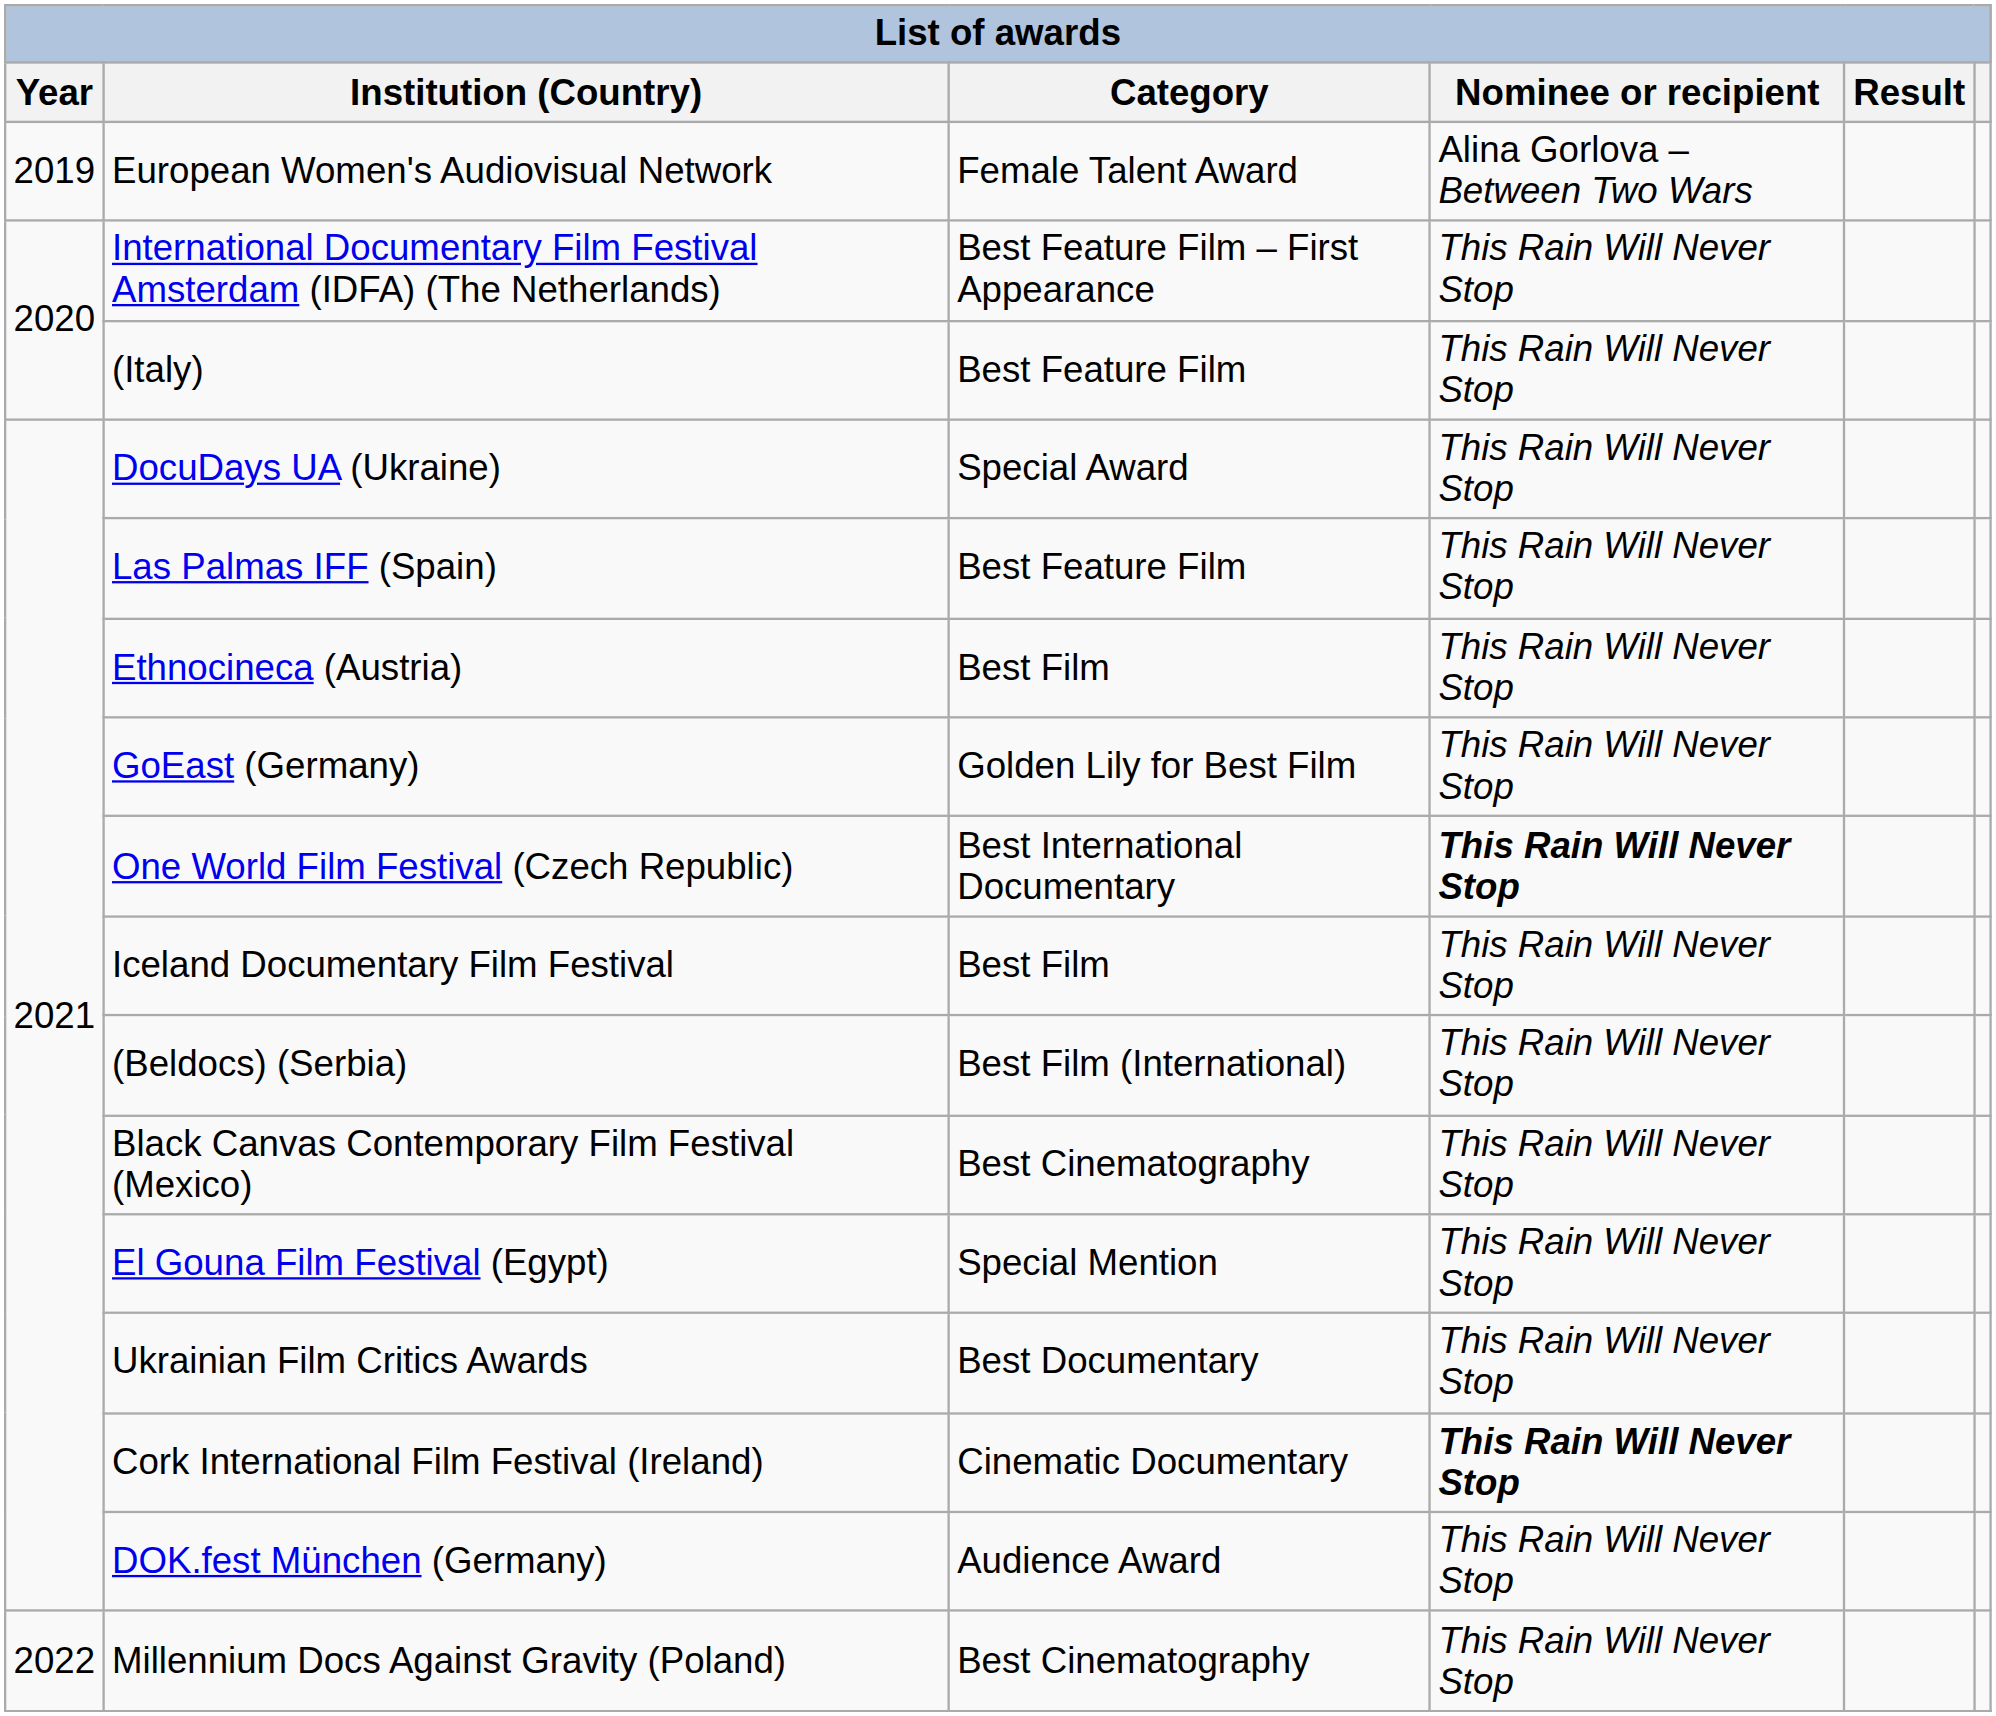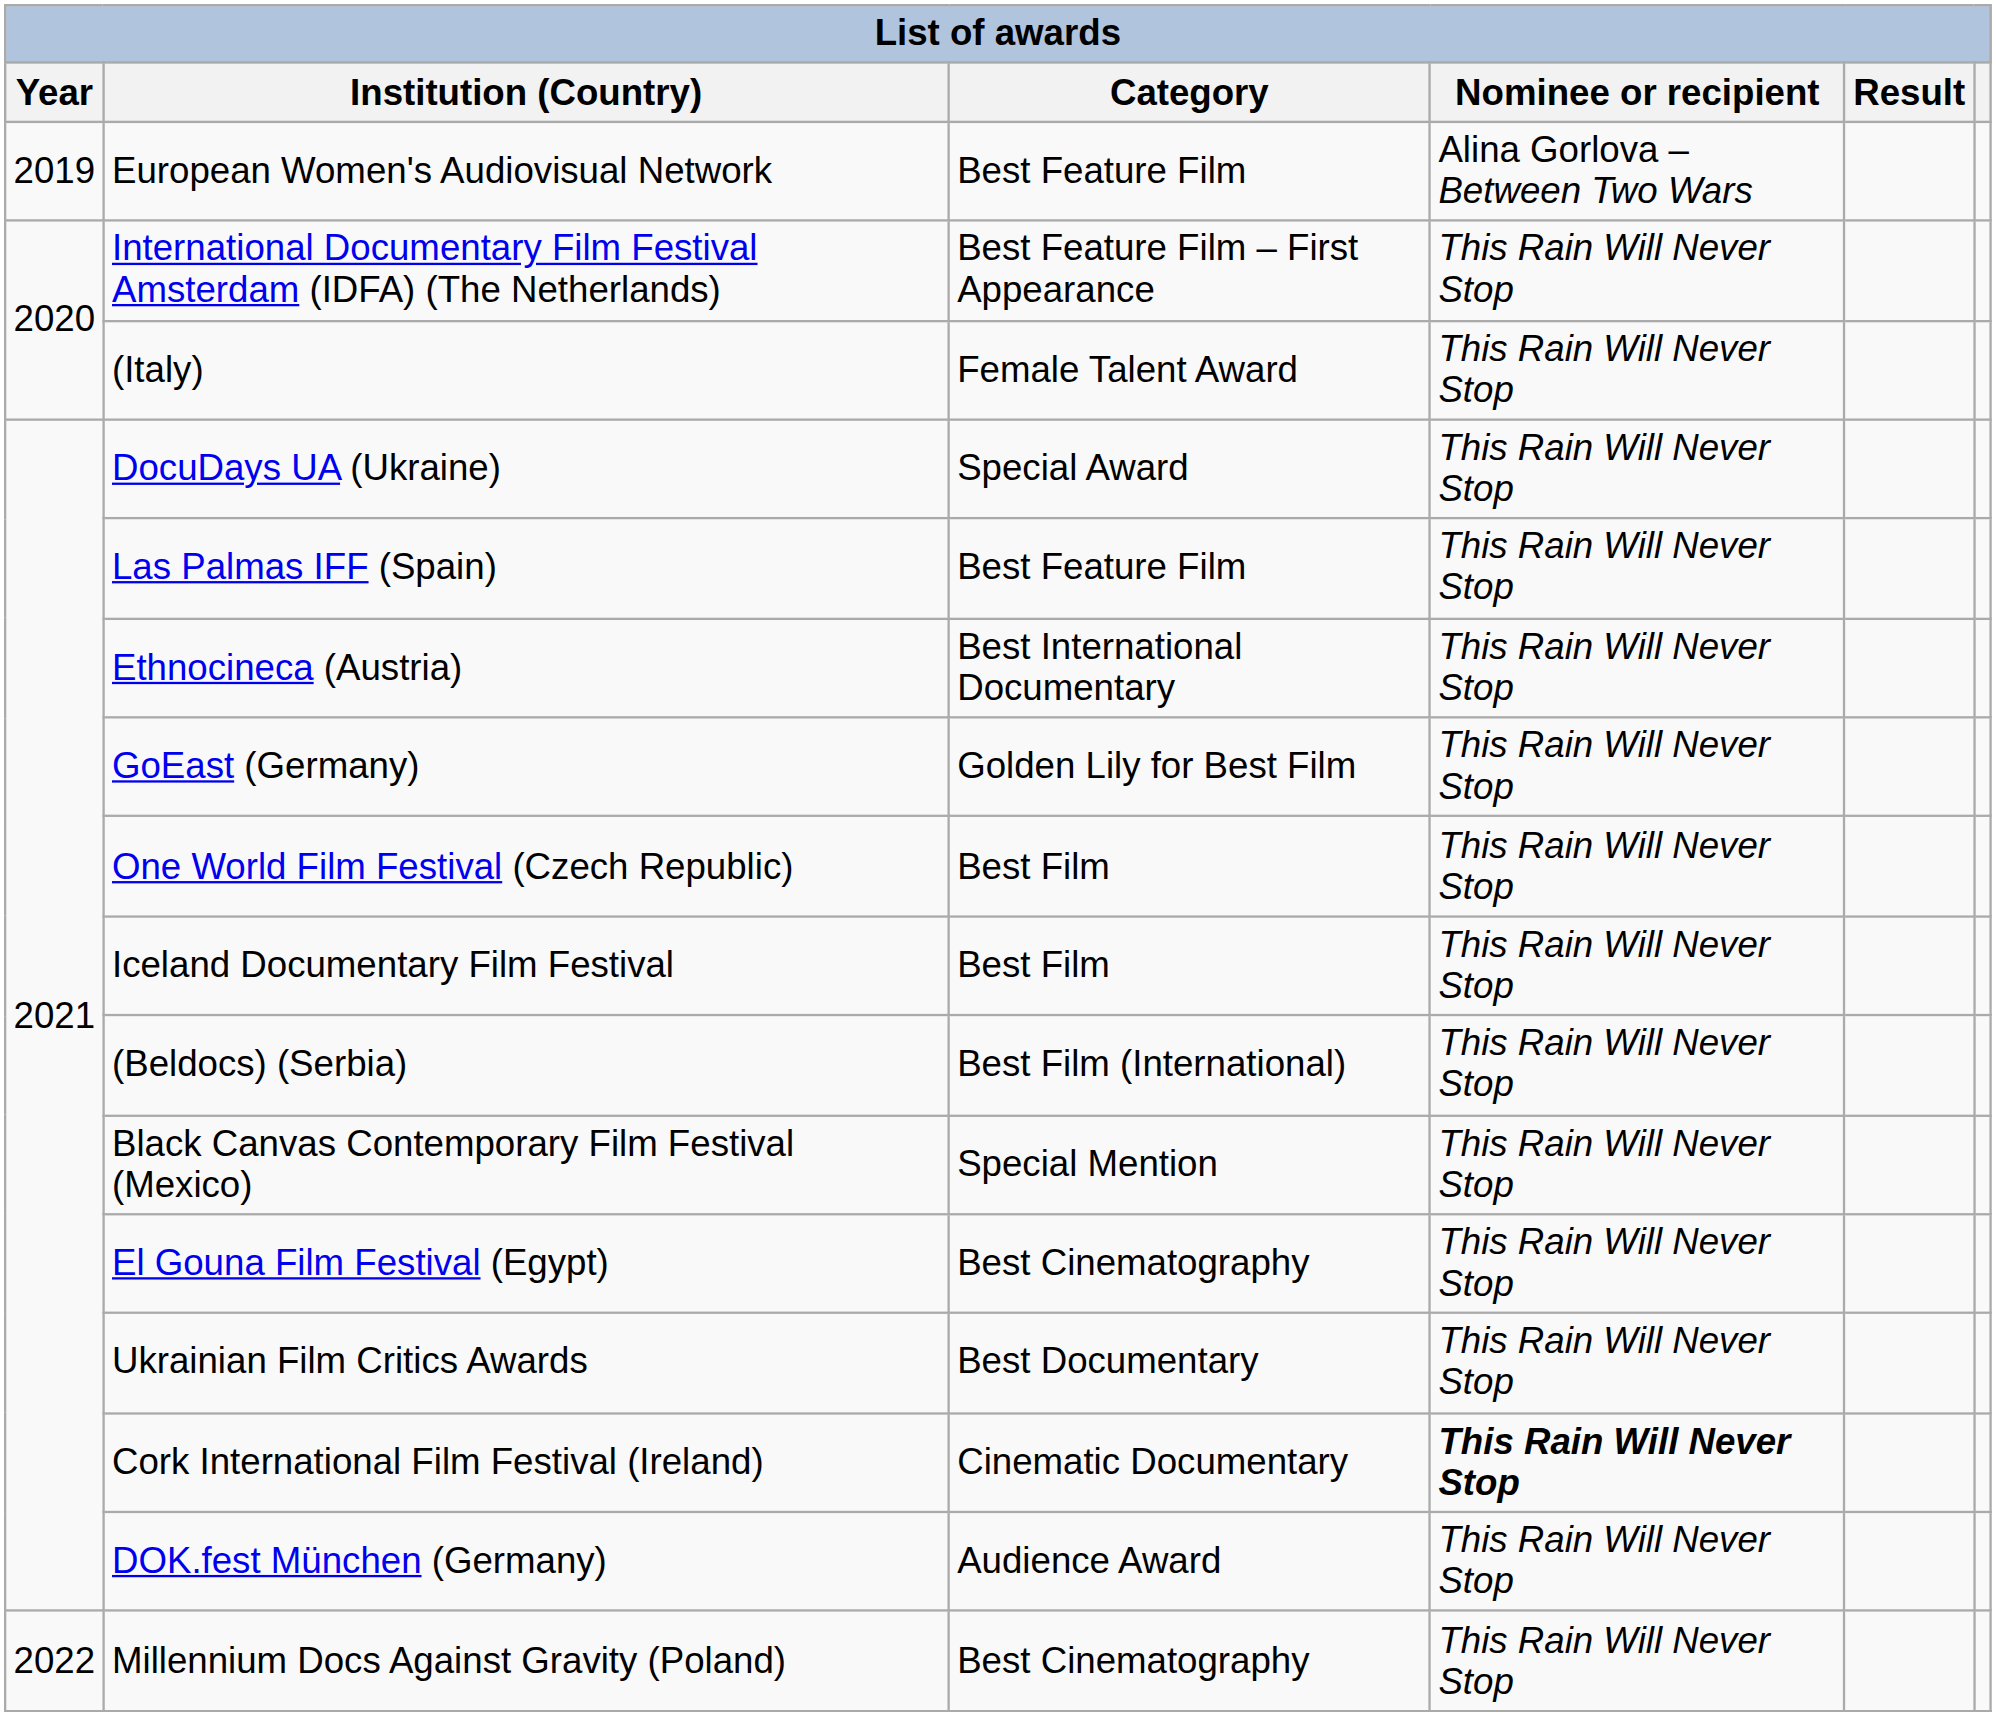(1128, 170) Female Talent Award -> (1102, 170) Best Feature Film
(1102, 369) Best Feature Film -> (1128, 369) Female Talent Award
(1034, 667) Best Film -> (1100, 667) Best International Documentary
(1100, 865) Best International Documentary -> (1034, 865) Best Film
(1614, 865) bold -> (1604, 865) normal
(1133, 1163) Best Cinematography -> (1088, 1163) Special Mention
(1088, 1262) Special Mention -> (1133, 1262) Best Cinematography
